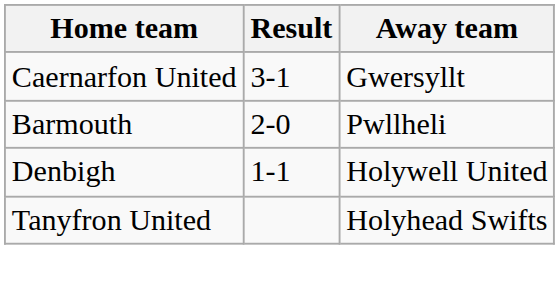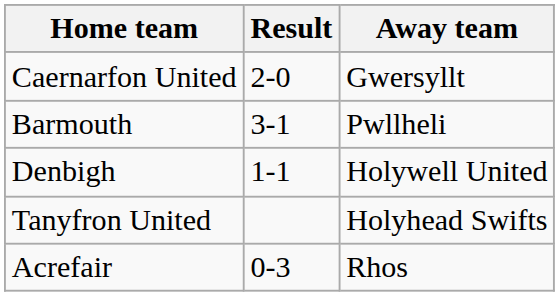(270, 76) 3-1 -> (270, 76) 2-0
(270, 123) 2-0 -> (270, 123) 3-1
+ row: (62, 266)
